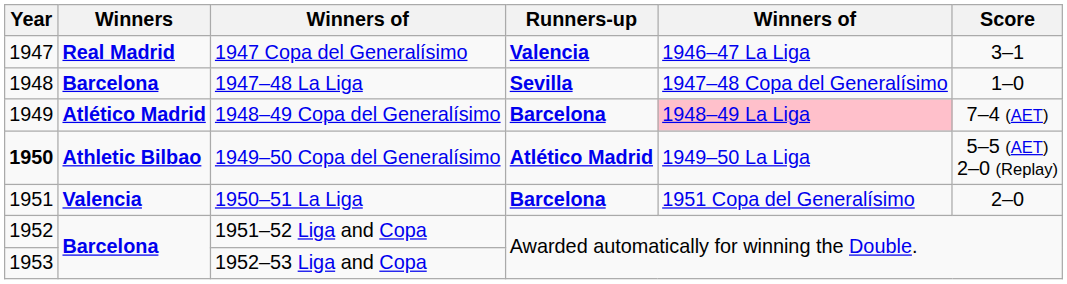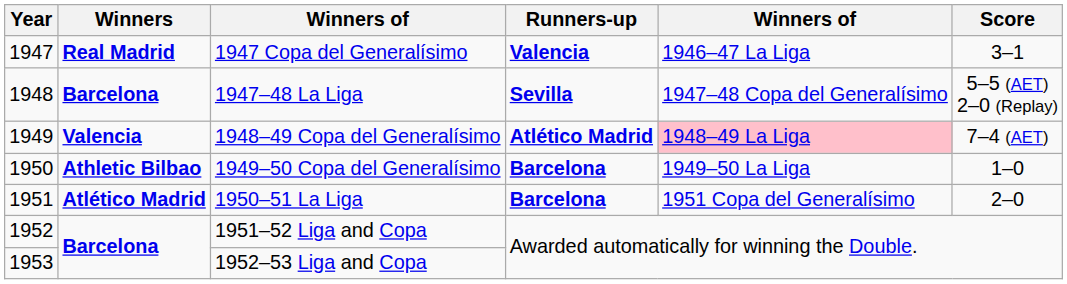(1008, 83) 1–0 -> (1008, 94) 5–5 (AET) 2–0 (Replay)
(134, 114) Atlético Madrid -> (102, 136) Valencia
(558, 114) Barcelona -> (581, 136) Atlético Madrid
(31, 157) bold -> (31, 168) normal
(581, 157) Atlético Madrid -> (558, 168) Barcelona
(1008, 157) 5–5 (AET) 2–0 (Replay) -> (1008, 168) 1–0
(102, 199) Valencia -> (134, 199) Atlético Madrid
